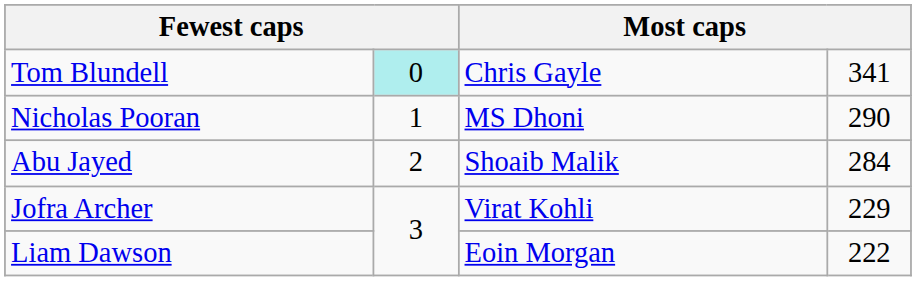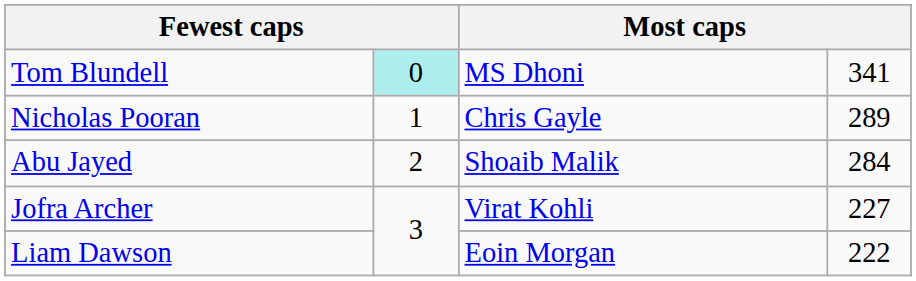(533, 72) Chris Gayle -> (524, 72) MS Dhoni
(524, 117) MS Dhoni -> (533, 117) Chris Gayle
(869, 117) 290 -> (869, 117) 289
(869, 207) 229 -> (869, 207) 227
